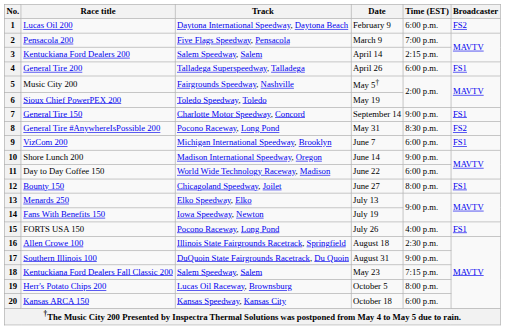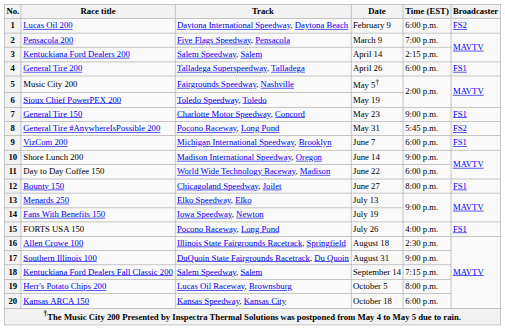(377, 114) September 14 -> (366, 114) May 23
(422, 128) 8:30 p.m. -> (422, 128) 5:45 p.m.
(366, 272) May 23 -> (377, 272) September 14
